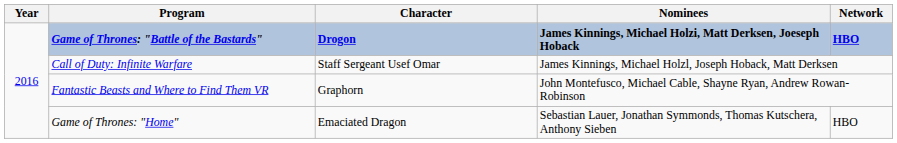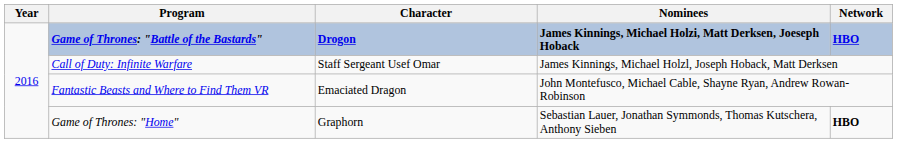(341, 90) Graphorn -> (362, 90) Emaciated Dragon
(362, 122) Emaciated Dragon -> (341, 122) Graphorn
(845, 122) normal -> (846, 122) bold
